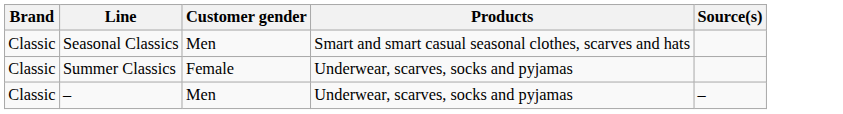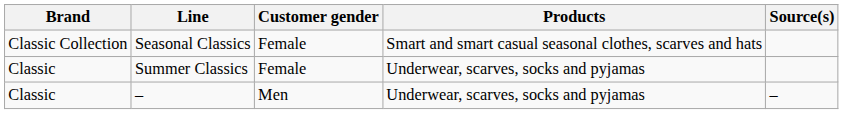(32, 43) Classic -> (68, 43) Classic Collection
(201, 43) Men -> (282, 43) Female
